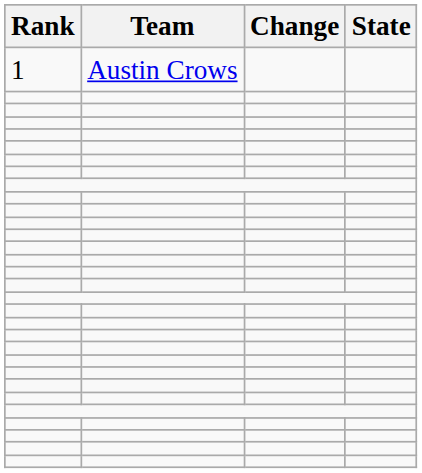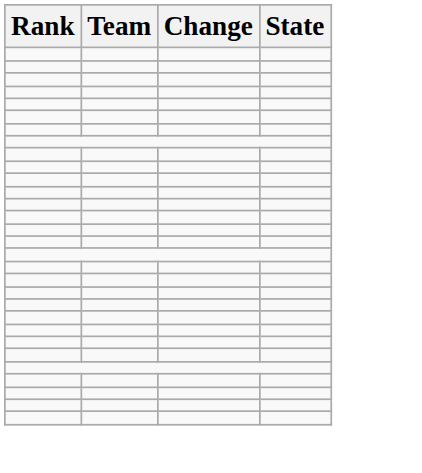- row: (18, 69)
